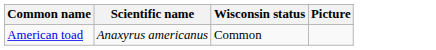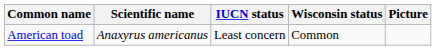+ column: (250, 14)
